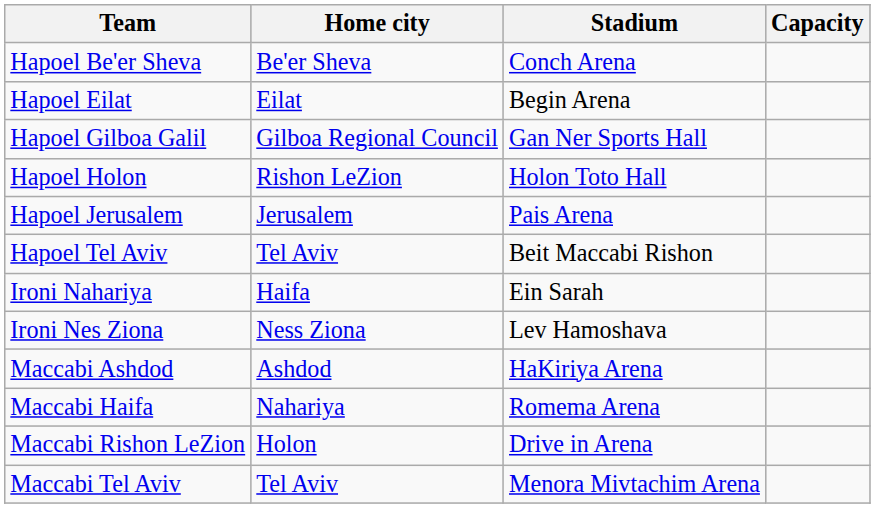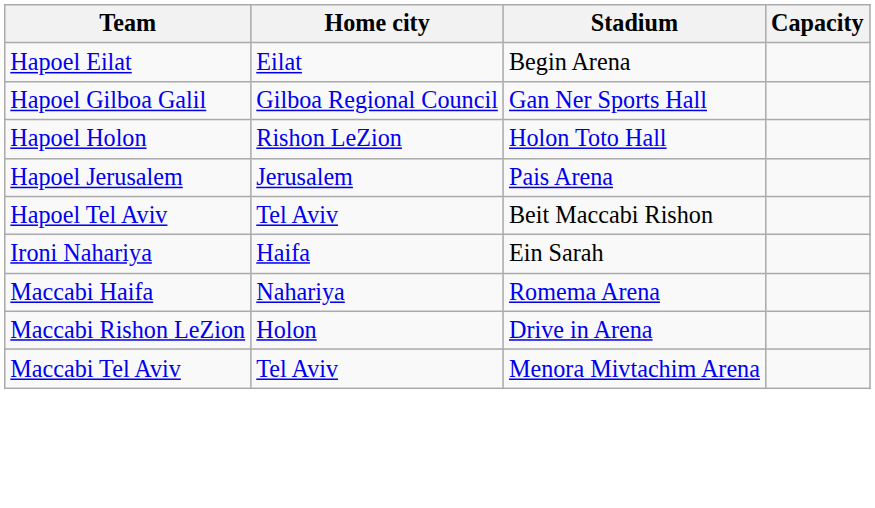- row: (106, 61)
- row: (87, 330)
- row: (92, 368)
